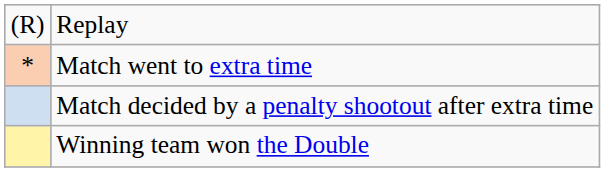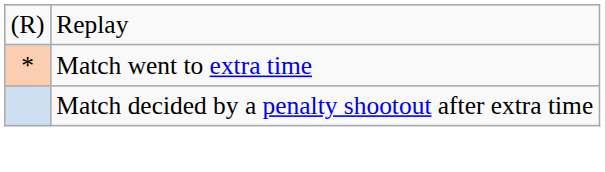- row: (213, 145)
